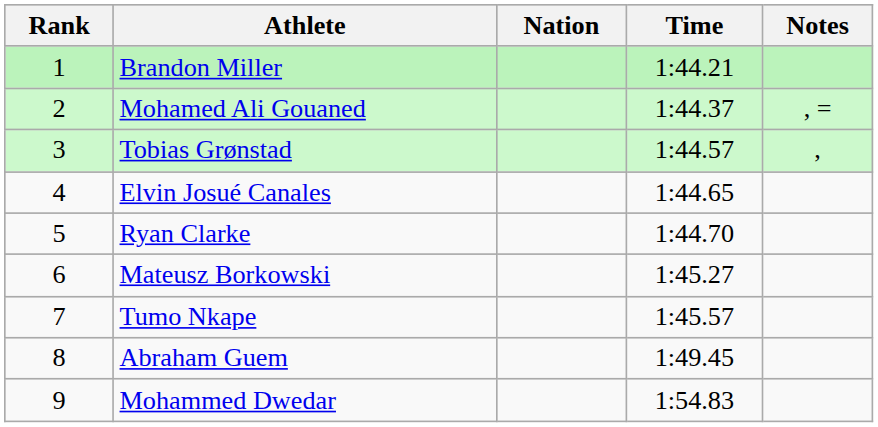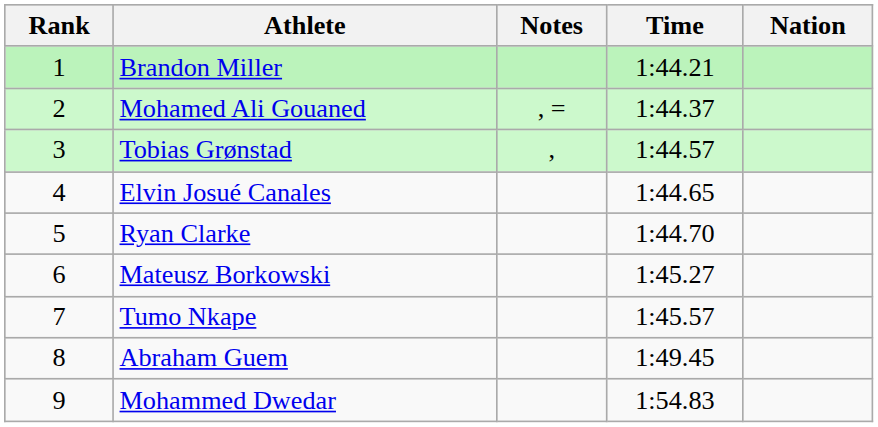columns swapped: (561, 25) <-> (818, 25)
